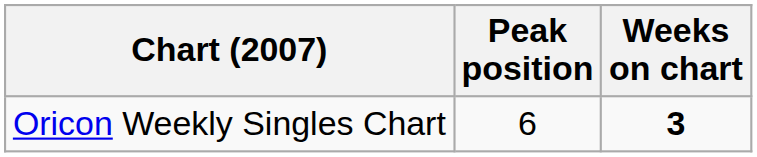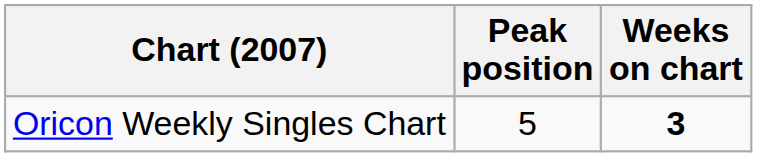(527, 123) 6 -> (527, 123) 5
